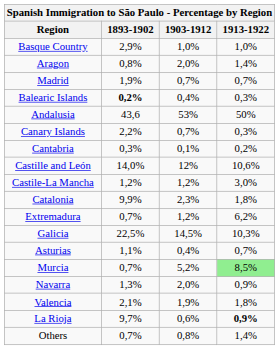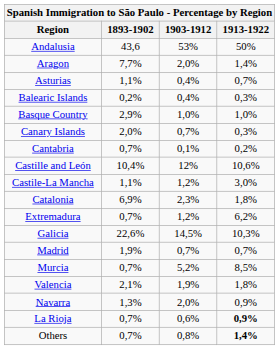rows swapped: (53, 115) <-> (53, 47)
(130, 64) 0,8% -> (130, 64) 7,7%
rows swapped: (53, 251) <-> (53, 81)
(130, 98) bold -> (130, 98) normal
(130, 132) 2,2% -> (130, 132) 2,0%
(130, 149) 0,3% -> (130, 149) 0,7%
(130, 166) 14,0% -> (130, 166) 10,4%
(130, 183) 1,2% -> (130, 183) 1,1%
(130, 200) 9,9% -> (130, 200) 6,9%
(130, 234) 22,5% -> (130, 234) 22,6%
(246, 268) lightgreen background -> (246, 268) no background
rows swapped: (53, 285) <-> (53, 302)
(130, 319) 9,7% -> (130, 319) 0,7%
(246, 336) normal -> (246, 336) bold
